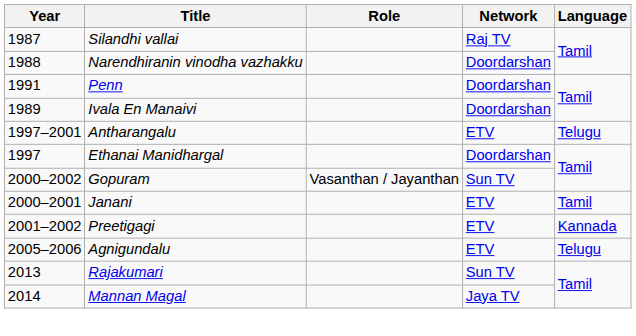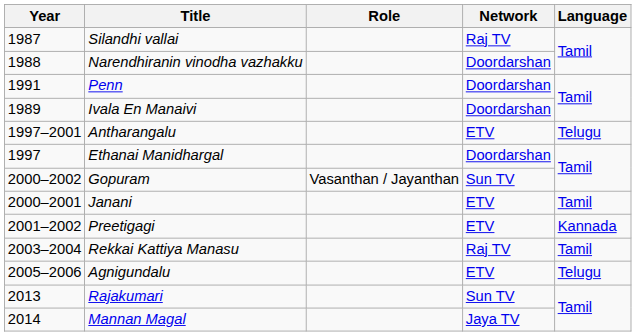+ row: (164, 249)
